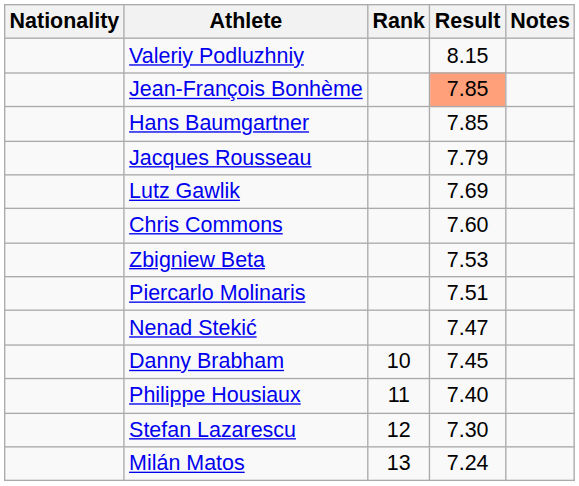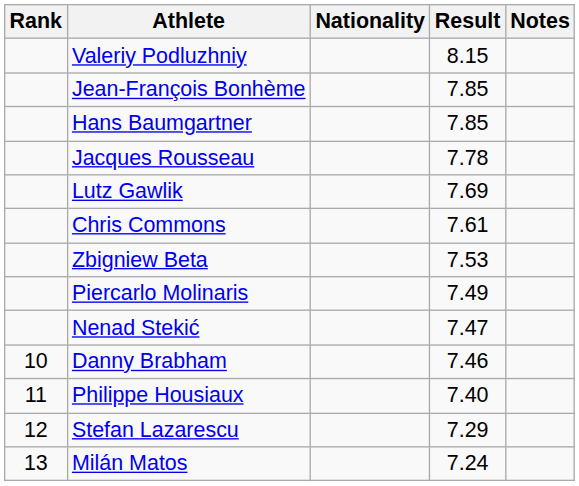columns swapped: (399, 21) <-> (64, 21)
(468, 89) lightsalmon background -> (468, 89) no background
(468, 157) 7.79 -> (468, 157) 7.78
(468, 225) 7.60 -> (468, 225) 7.61
(468, 293) 7.51 -> (468, 293) 7.49
(468, 361) 7.45 -> (468, 361) 7.46
(468, 429) 7.30 -> (468, 429) 7.29
